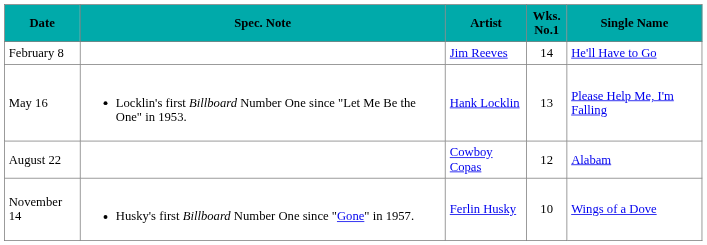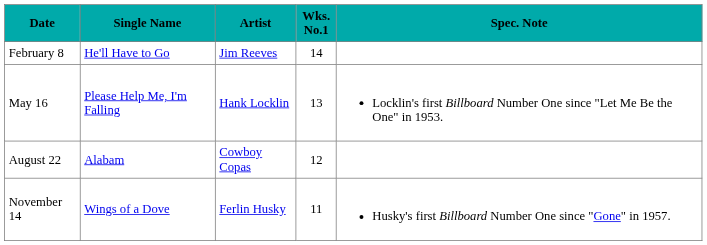columns swapped: (634, 23) <-> (263, 23)
(547, 209) 10 -> (316, 209) 11
